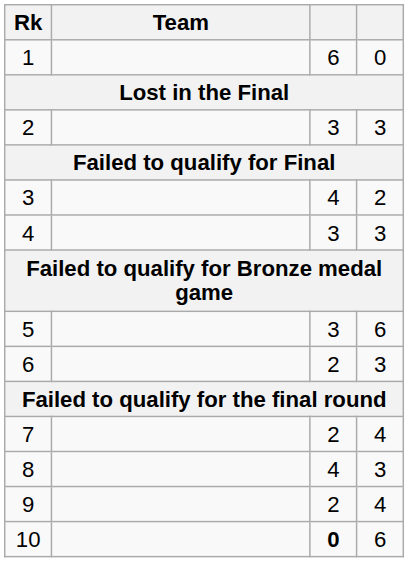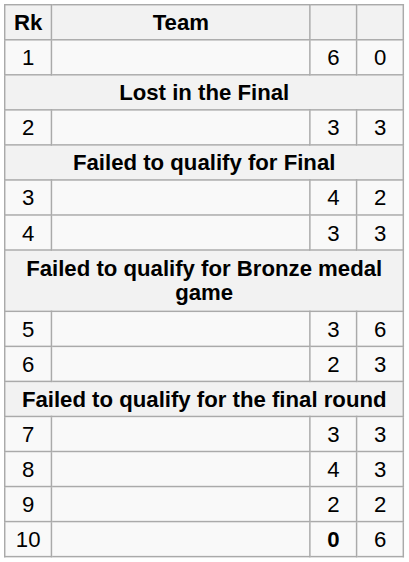(333, 434) 2 -> (333, 434) 3
(380, 434) 4 -> (380, 434) 3
(380, 504) 4 -> (380, 504) 2
